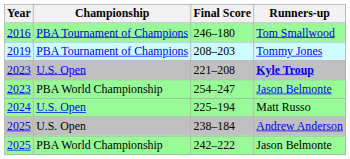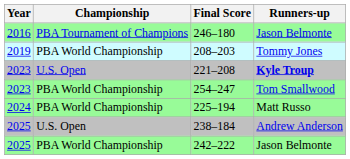(296, 32) Tom Smallwood -> (294, 32) Jason Belmonte
(112, 51) PBA Tournament of Champions -> (99, 51) PBA World Championship
(294, 88) Jason Belmonte -> (296, 88) Tom Smallwood
(61, 107) U.S. Open -> (99, 107) PBA World Championship
